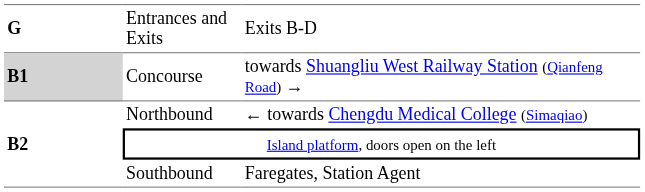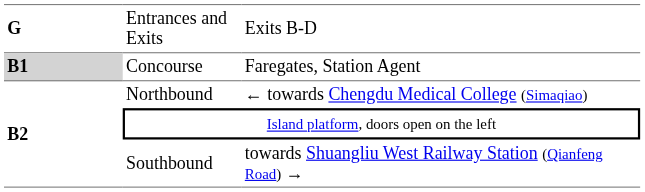(424, 76) towards Shuangliu West Railway Station (Qianfeng Road) → -> (333, 66) Faregates, Station Agent
(333, 173) Faregates, Station Agent -> (424, 162) towards Shuangliu West Railway Station (Qianfeng Road) →
